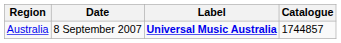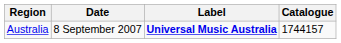(303, 30) 1744857 -> (303, 30) 1744157
